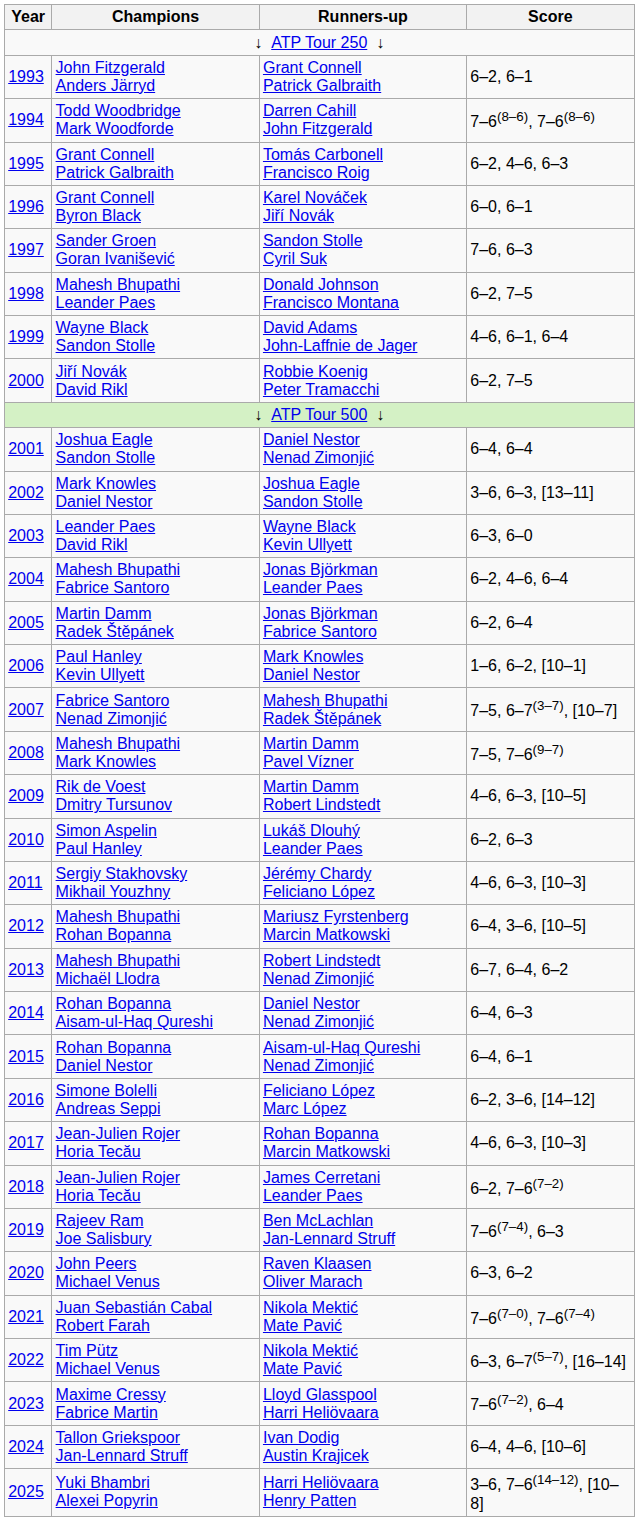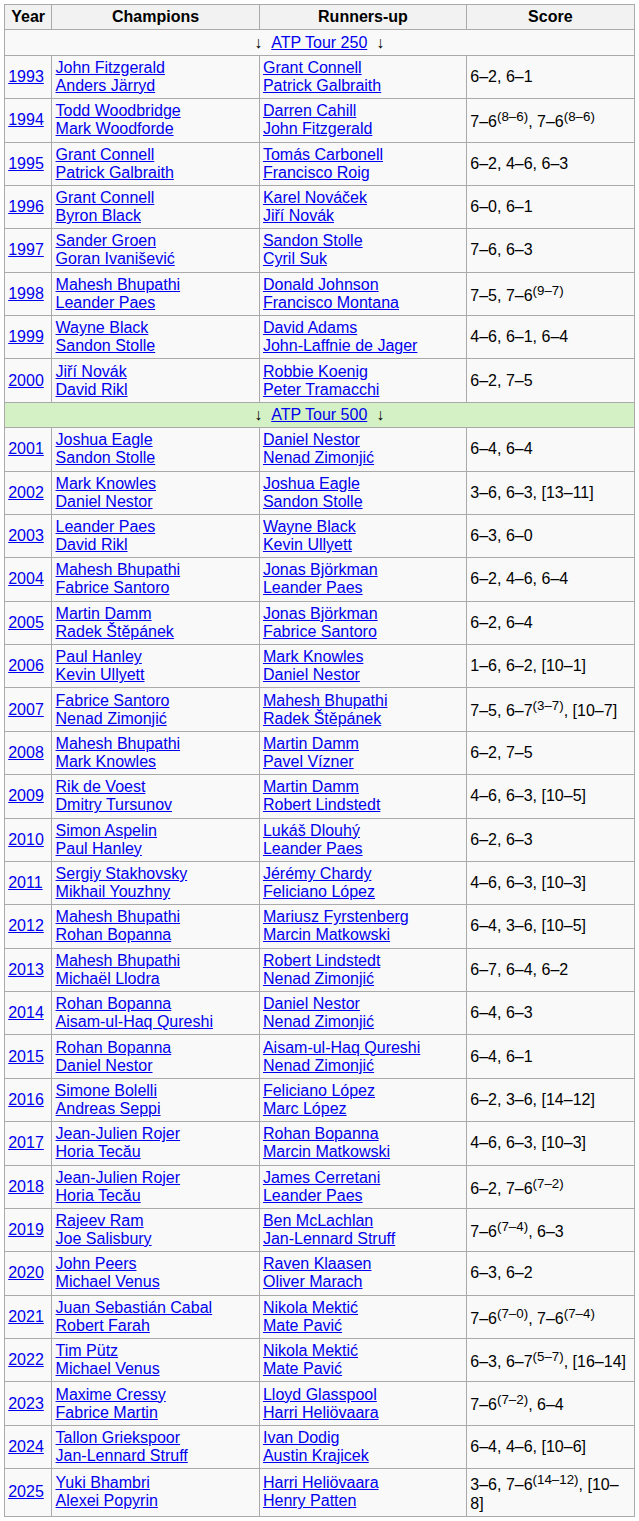(501, 293) 6–2, 7–5 -> (517, 293) 7–5, 7–6(9–7)
(517, 752) 7–5, 7–6(9–7) -> (501, 752) 6–2, 7–5
